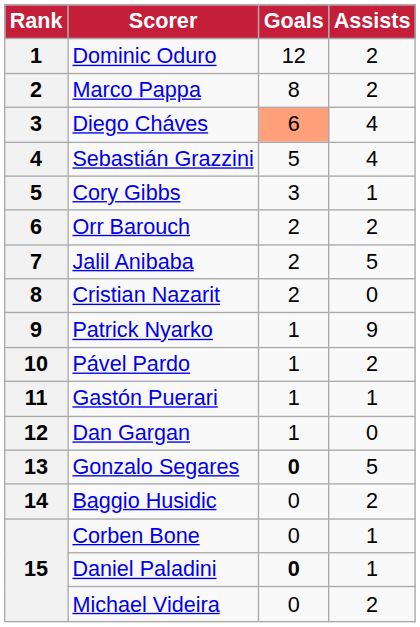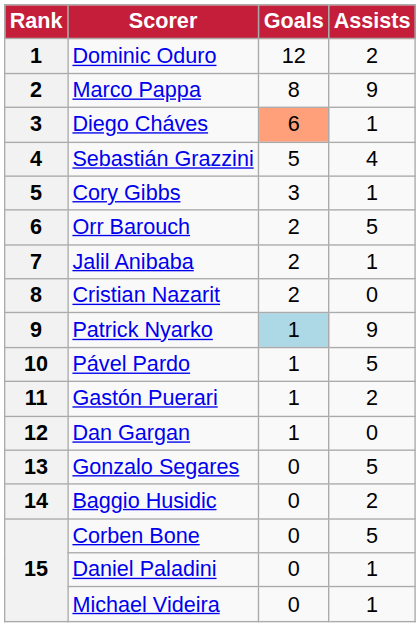(372, 90) 2 -> (372, 90) 9
(372, 124) 4 -> (372, 124) 1
(372, 227) 2 -> (372, 227) 5
(372, 261) 5 -> (372, 261) 1
(294, 329) no background -> (294, 329) lightblue background
(372, 364) 2 -> (372, 364) 5
(372, 398) 1 -> (372, 398) 2
(294, 466) bold -> (294, 466) normal
(372, 535) 1 -> (372, 535) 5
(294, 569) bold -> (294, 569) normal
(372, 603) 2 -> (372, 603) 1
